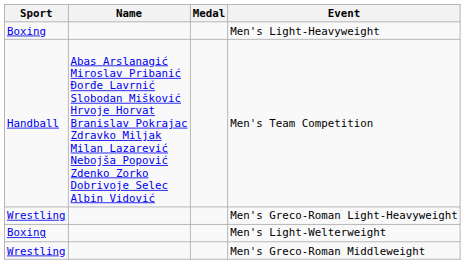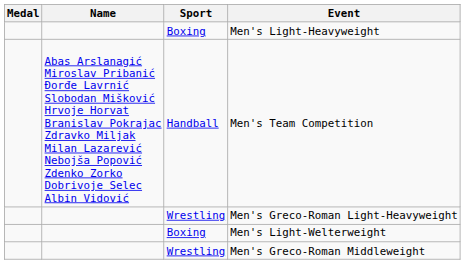columns swapped: (209, 13) <-> (36, 13)
